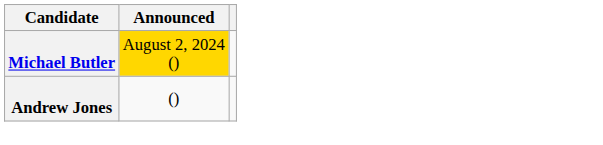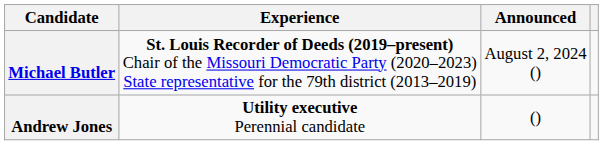+ column: (300, 17)
(174, 53) gold background -> (536, 62) no background
